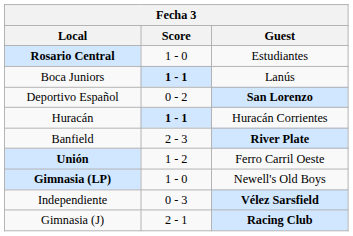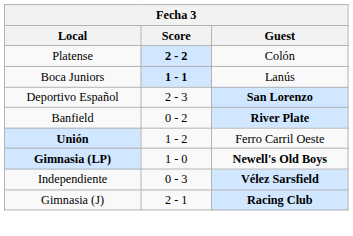- row: (73, 56)
+ row: (73, 56)
(176, 97) 0 - 2 -> (176, 97) 2 - 3
- row: (73, 117)
(176, 138) 2 - 3 -> (176, 117) 0 - 2
(280, 179) normal -> (280, 158) bold
